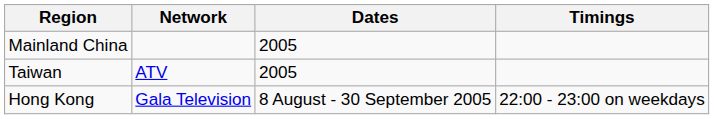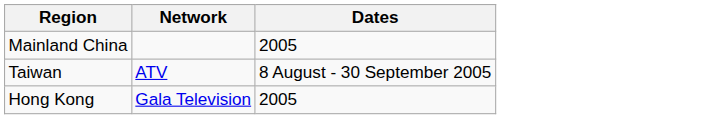- column: (602, 18)
(278, 72) 2005 -> (375, 72) 8 August - 30 September 2005
(375, 99) 8 August - 30 September 2005 -> (278, 99) 2005
